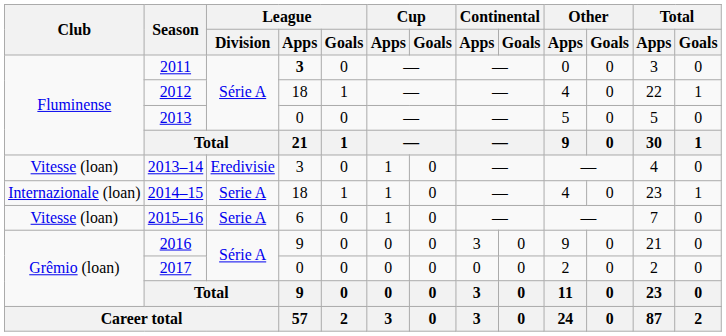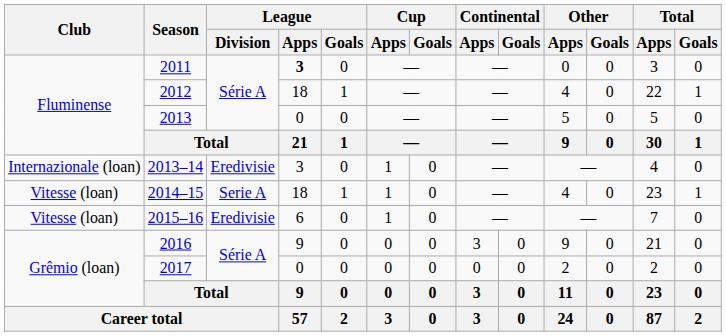(74, 167) Vitesse (loan) -> (74, 167) Internazionale (loan)
(74, 192) Internazionale (loan) -> (74, 192) Vitesse (loan)
(243, 218) Serie A -> (243, 218) Eredivisie
